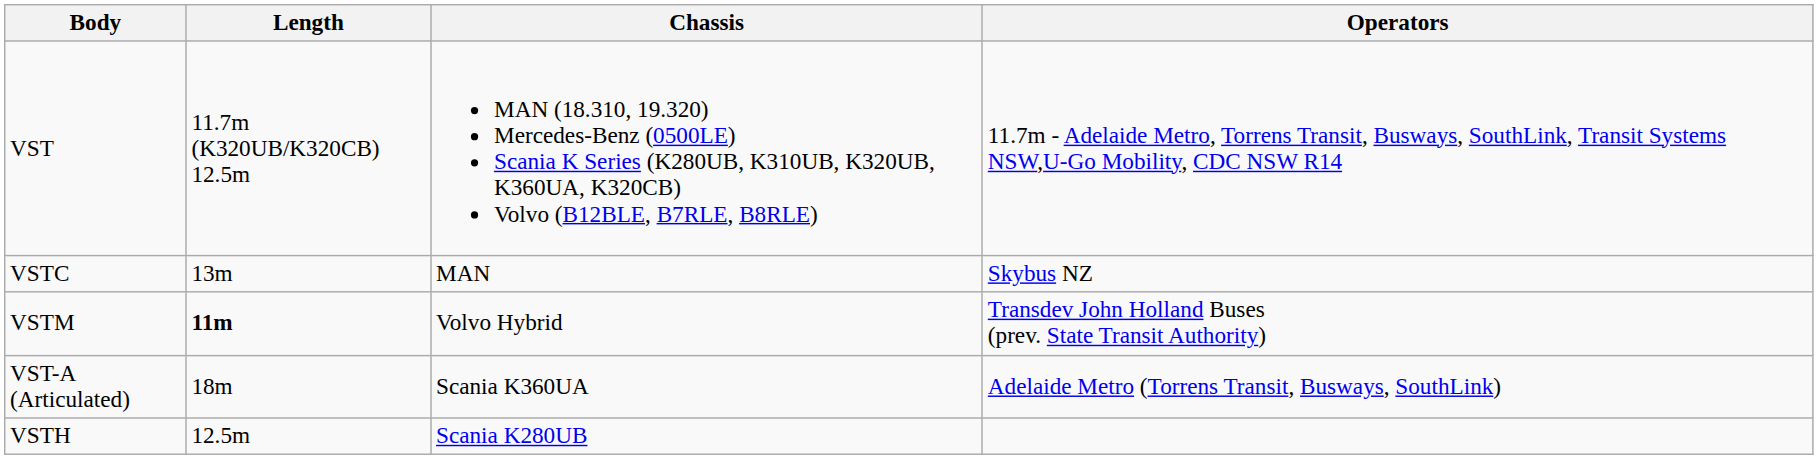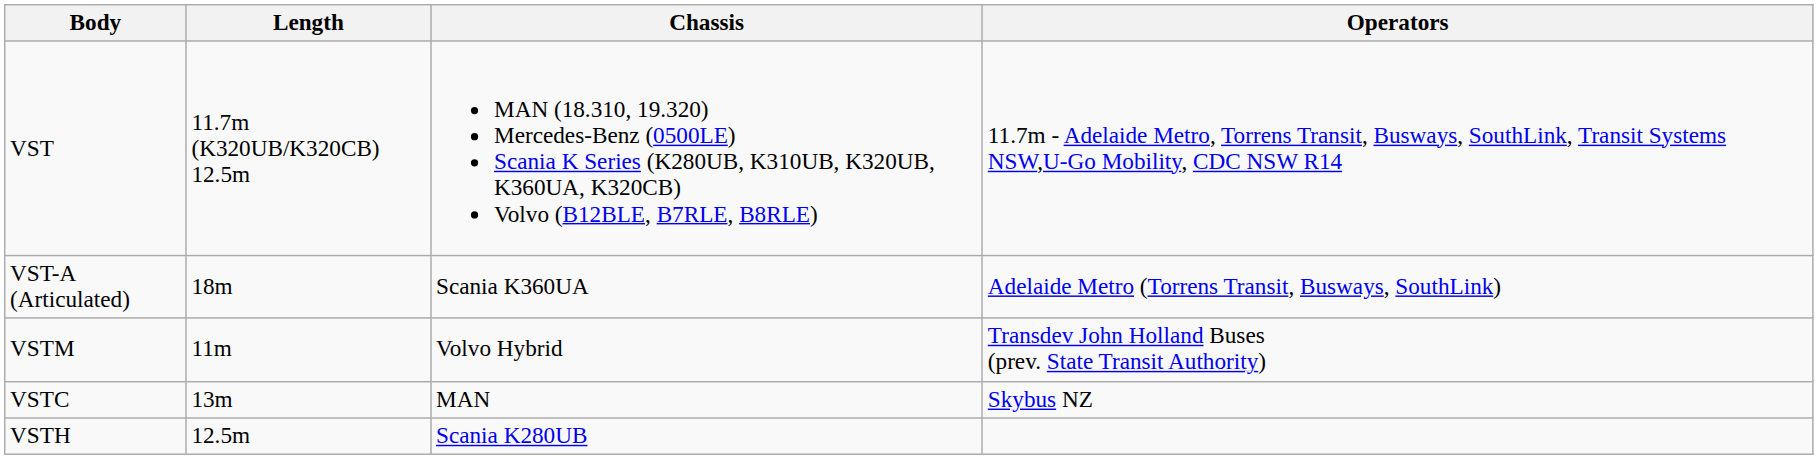rows swapped: (70, 386) <-> (40, 273)
(212, 323) bold -> (212, 349) normal
